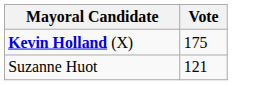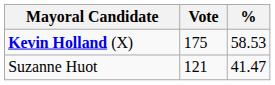+ column: (248, 17)
